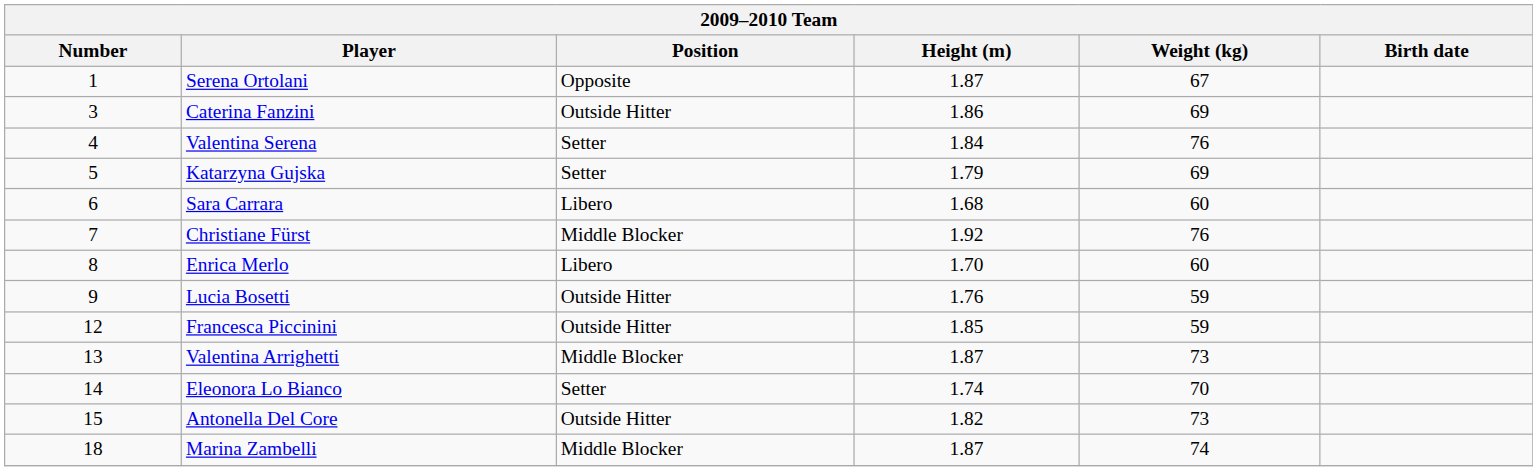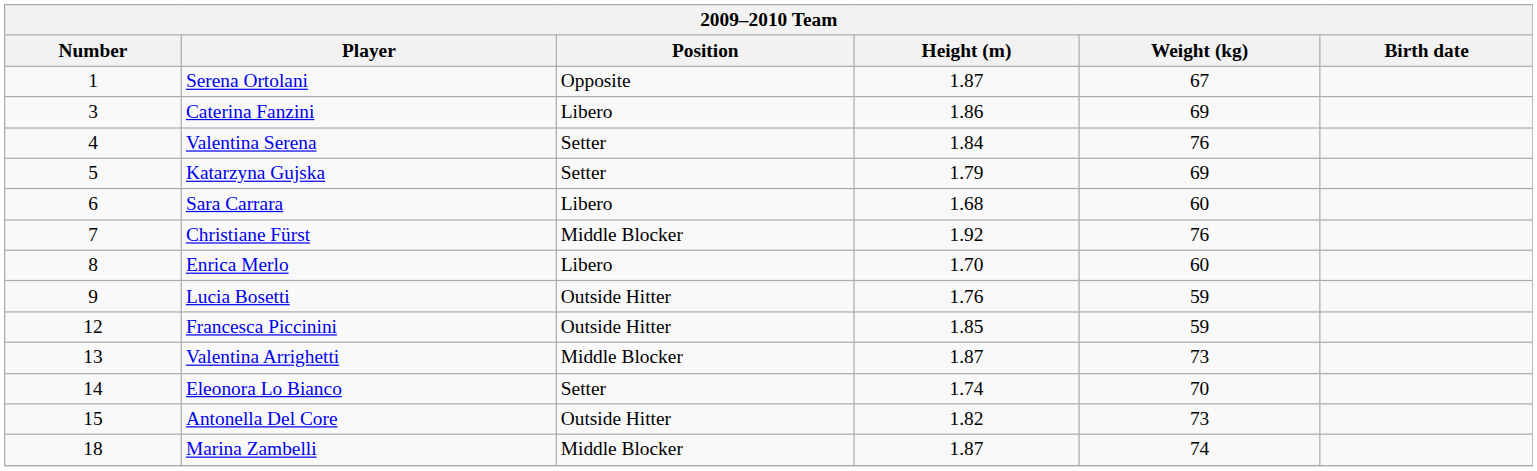(616, 111) Outside Hitter -> (587, 111) Libero
